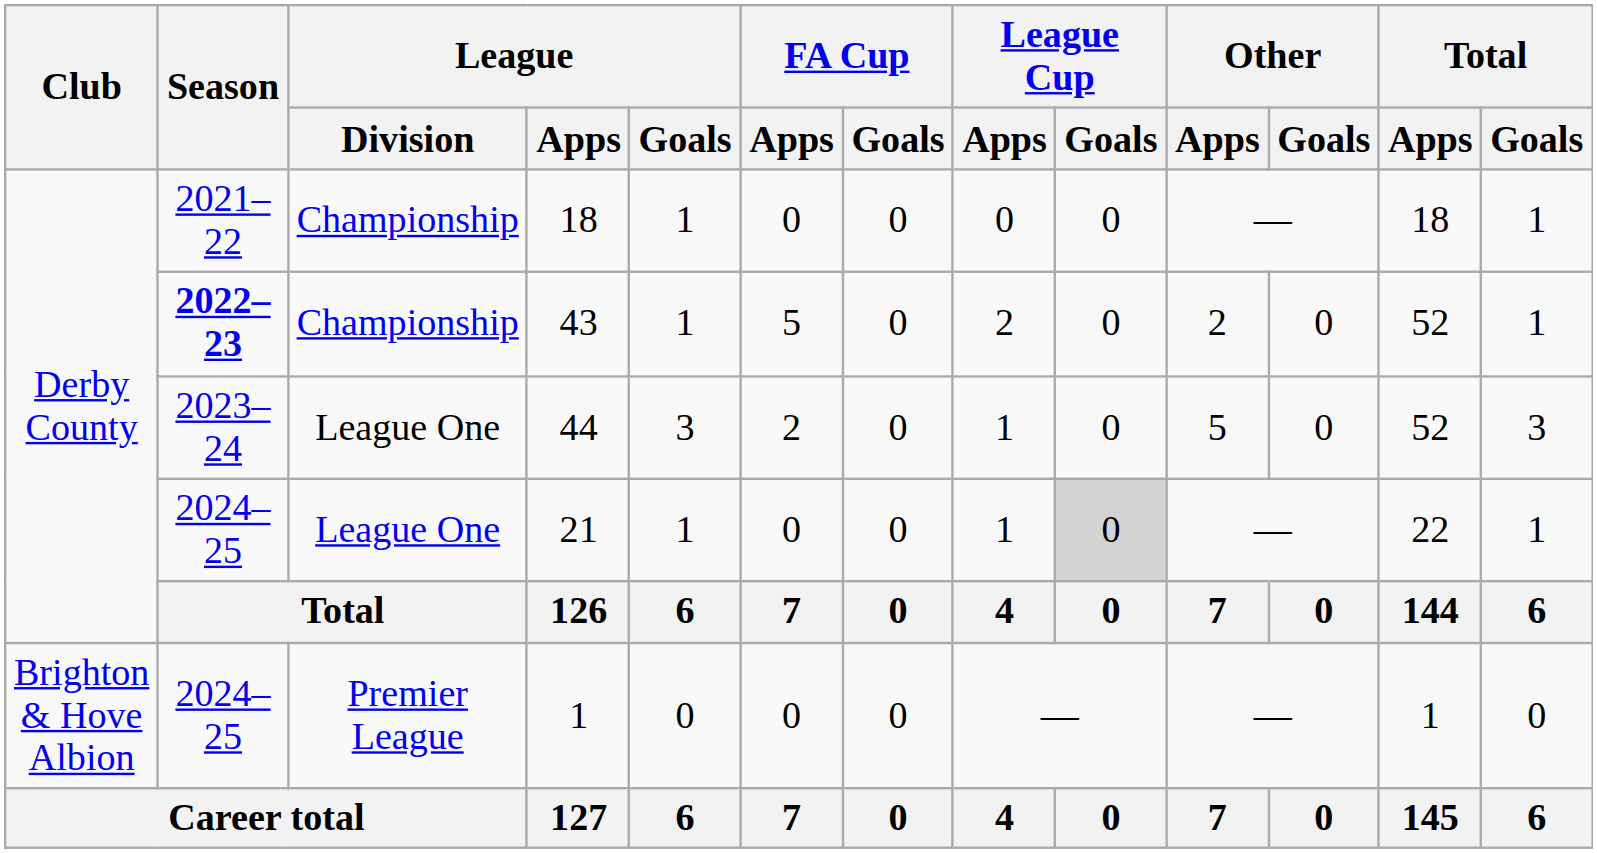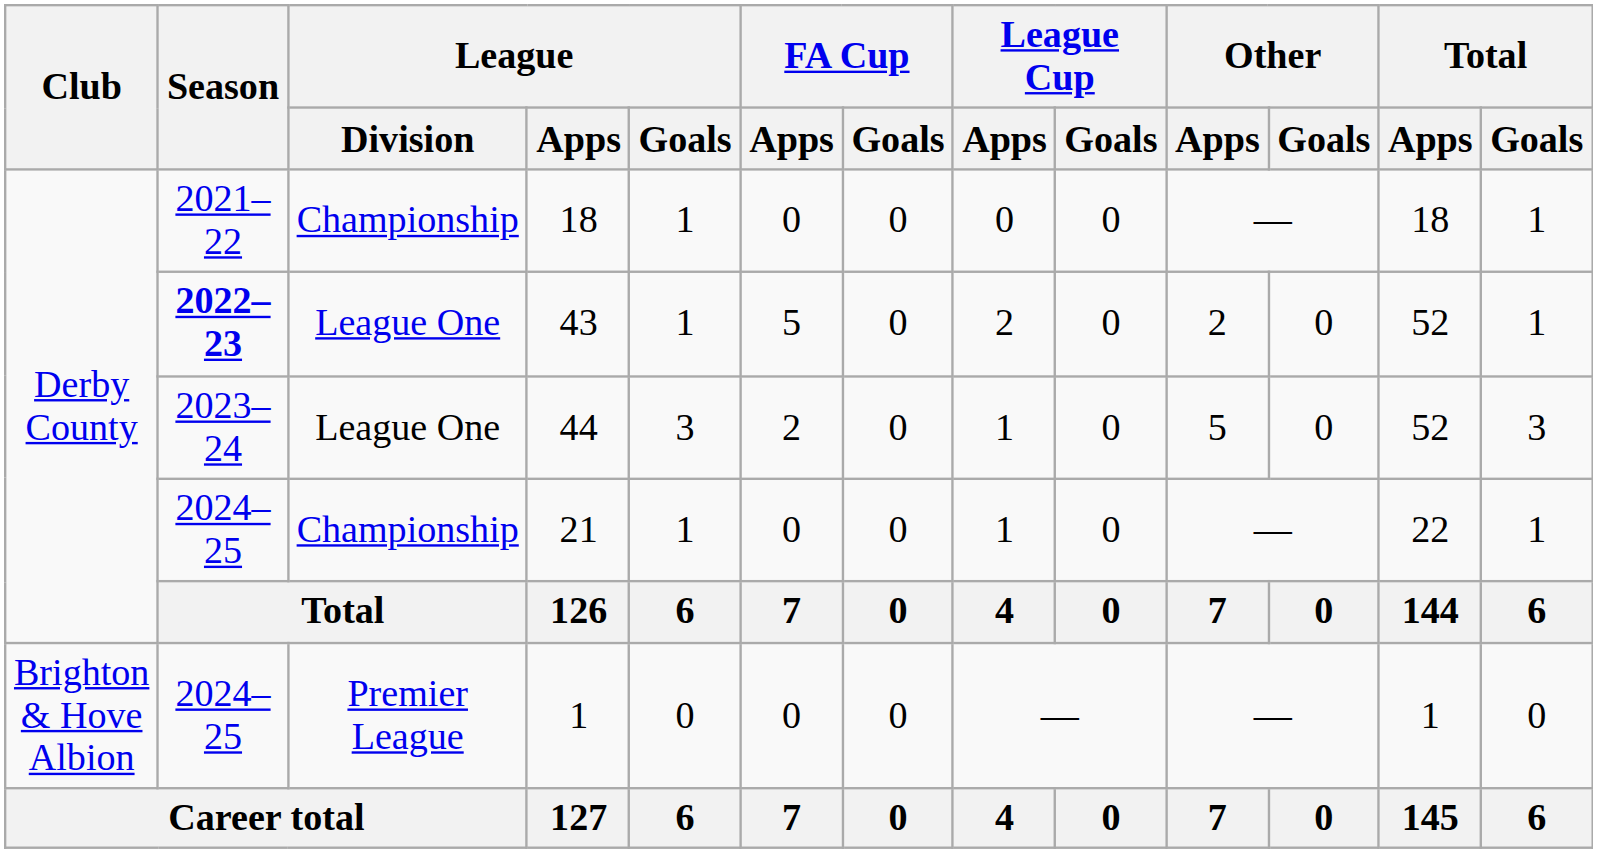(408, 322) Championship -> (408, 322) League One
(408, 529) League One -> (408, 529) Championship
(1111, 529) lightgrey background -> (1111, 529) no background
